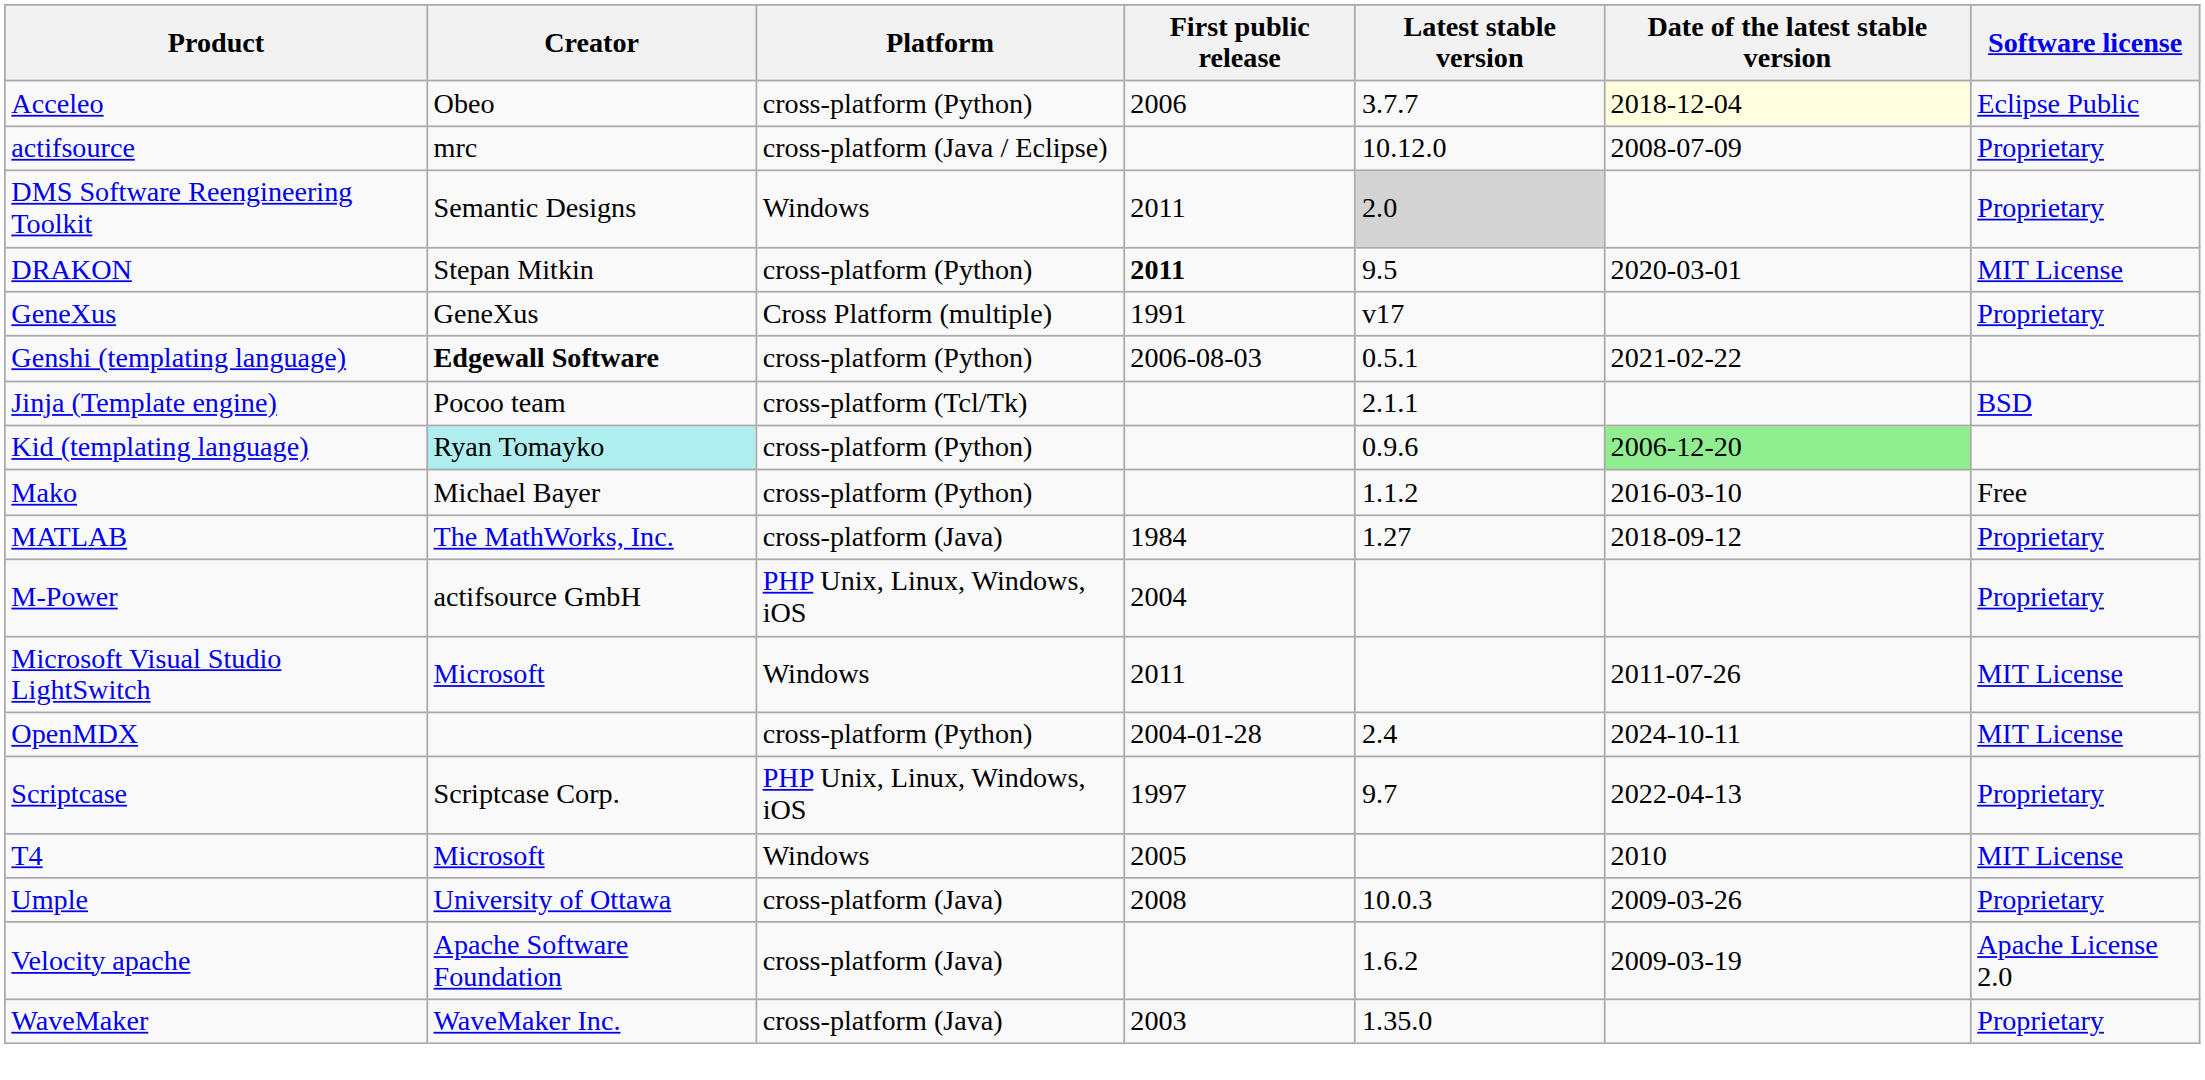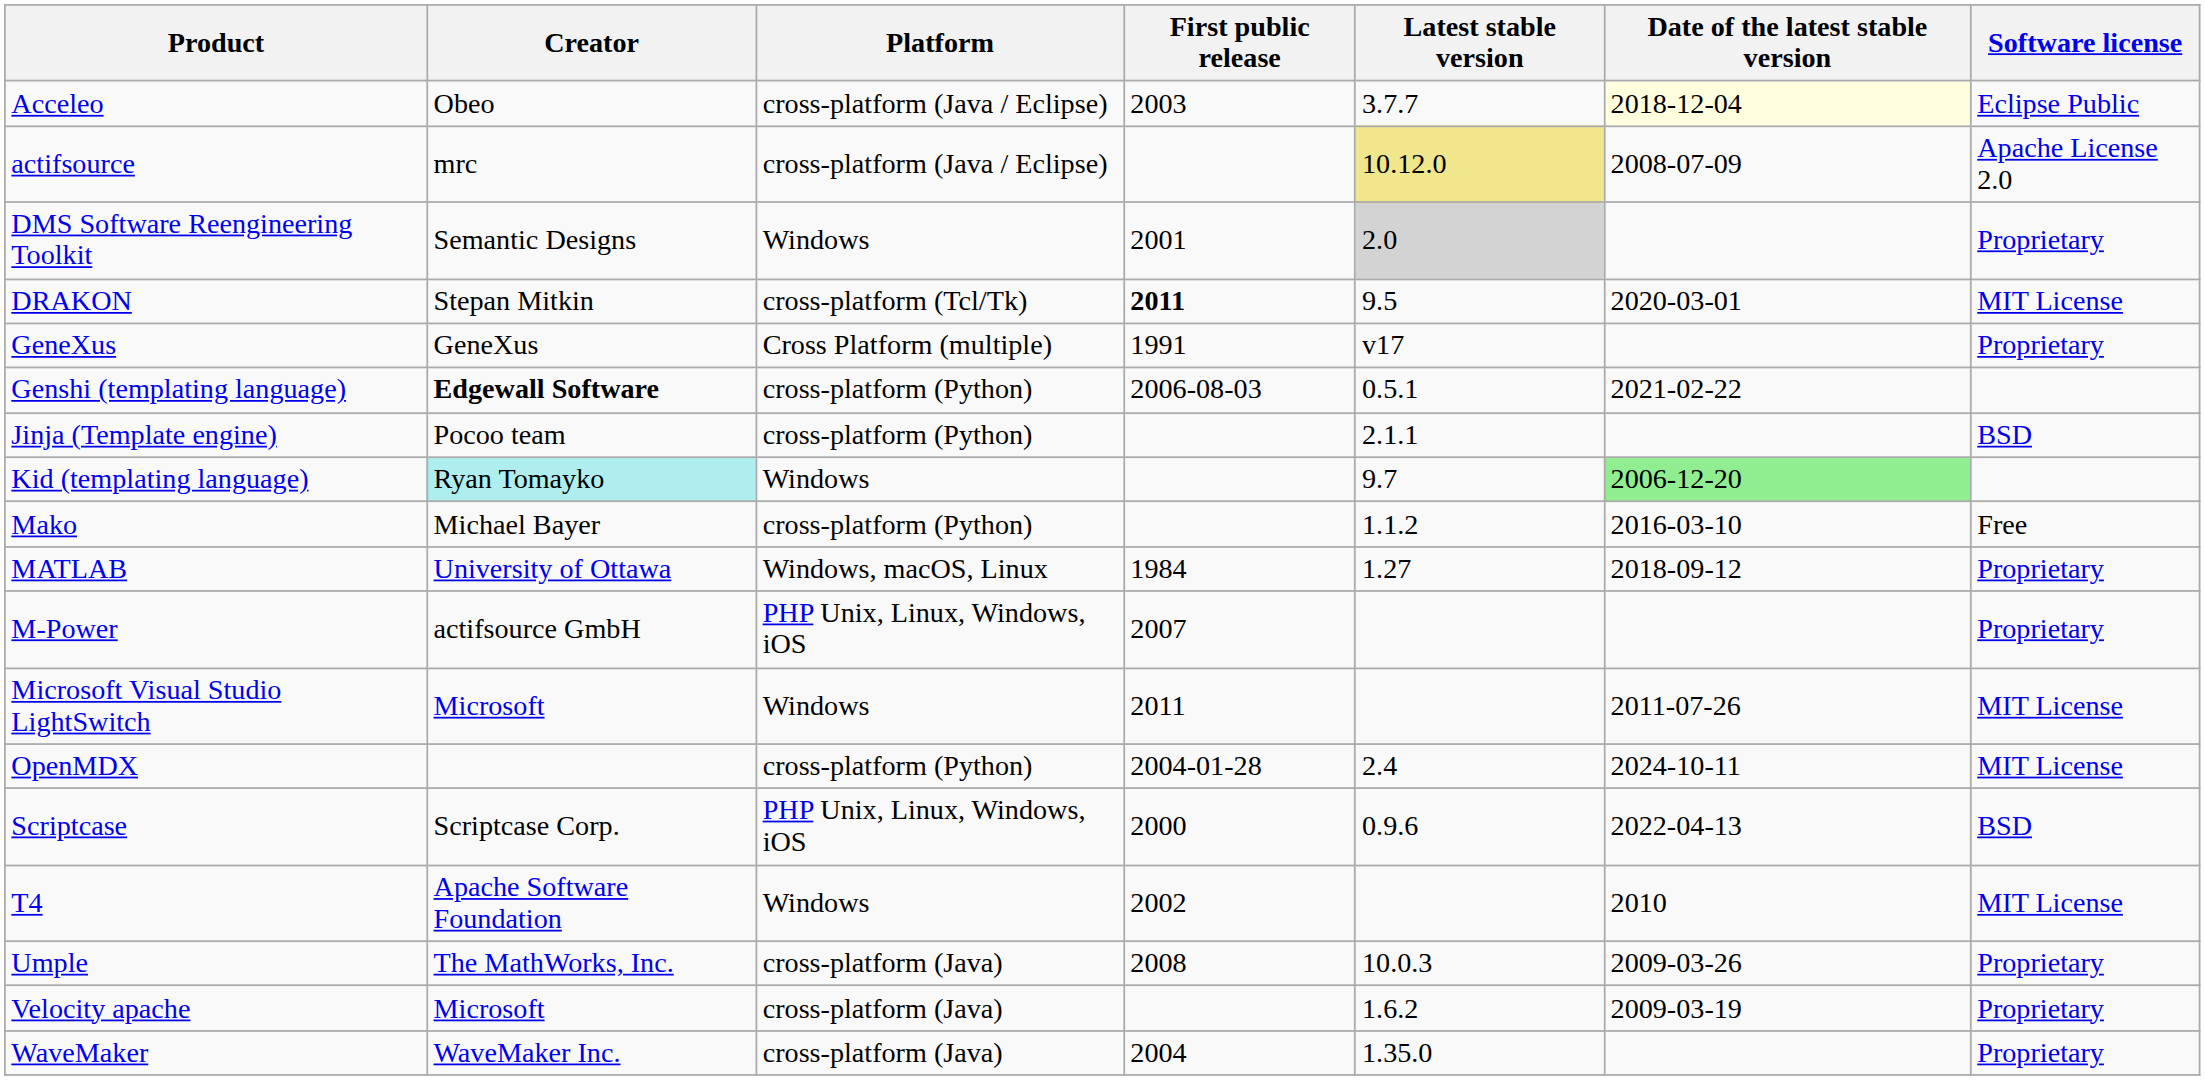(898, 103) cross-platform (Python) -> (935, 103) cross-platform (Java / Eclipse)
(1159, 103) 2006 -> (1159, 103) 2003
(1404, 147) no background -> (1404, 163) khaki background
(2041, 147) Proprietary -> (2068, 163) Apache License 2.0
(1158, 208) 2011 -> (1159, 240) 2001
(898, 268) cross-platform (Python) -> (895, 300) cross-platform (Tcl/Tk)
(895, 402) cross-platform (Tcl/Tk) -> (898, 434) cross-platform (Python)
(898, 447) cross-platform (Python) -> (816, 479) Windows
(1390, 447) 0.9.6 -> (1380, 479) 9.7
(554, 536) The MathWorks, Inc. -> (552, 568) University of Ottawa
(883, 536) cross-platform (Java) -> (905, 568) Windows, macOS, Linux
(1159, 597) 2004 -> (1159, 628) 2007
(1159, 794) 1997 -> (1159, 826) 2000
(1380, 794) 9.7 -> (1390, 826) 0.9.6
(2041, 794) Proprietary -> (2005, 826) BSD
(489, 855) Microsoft -> (531, 902) Apache Software Foundation
(1159, 855) 2005 -> (1159, 902) 2002
(552, 899) University of Ottawa -> (554, 963) The MathWorks, Inc.
(531, 960) Apache Software Foundation -> (489, 1007) Microsoft
(2068, 960) Apache License 2.0 -> (2041, 1007) Proprietary
(1159, 1020) 2003 -> (1159, 1052) 2004
